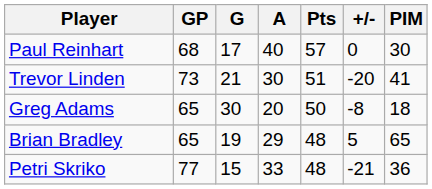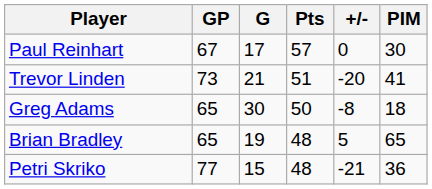- column: (279, 19)
(189, 49) 68 -> (207, 49) 67
